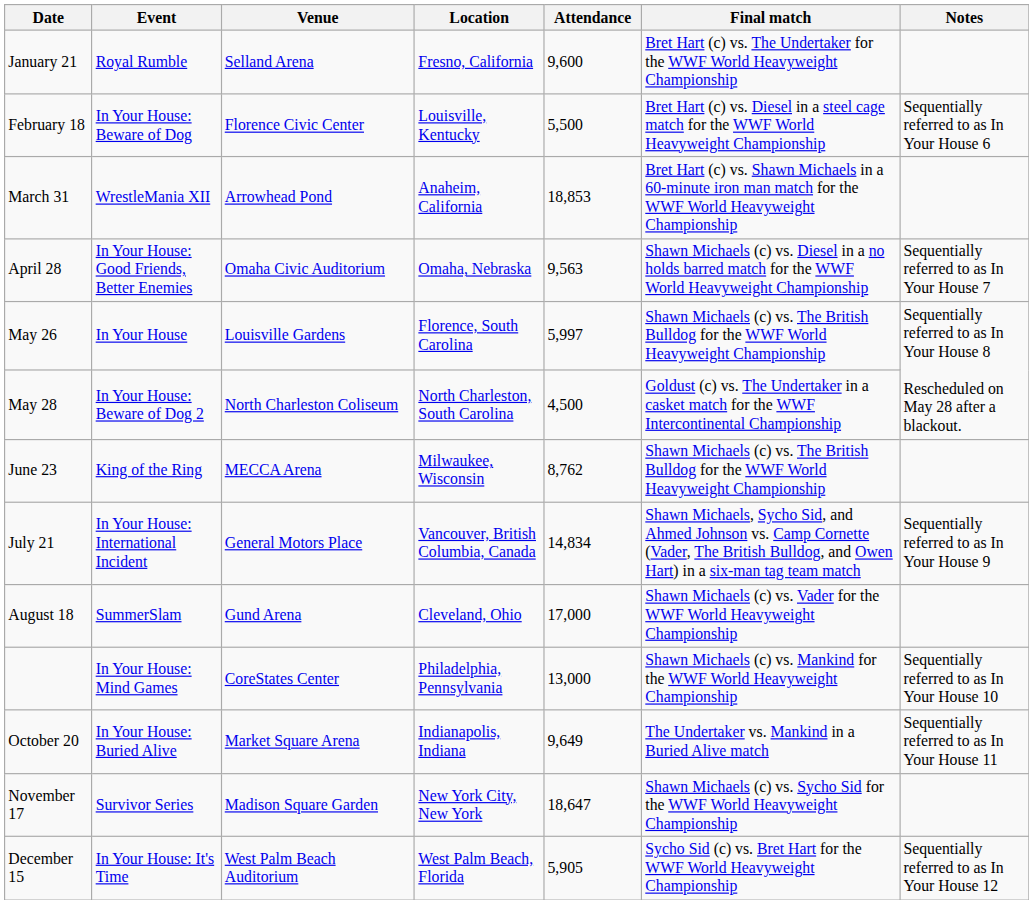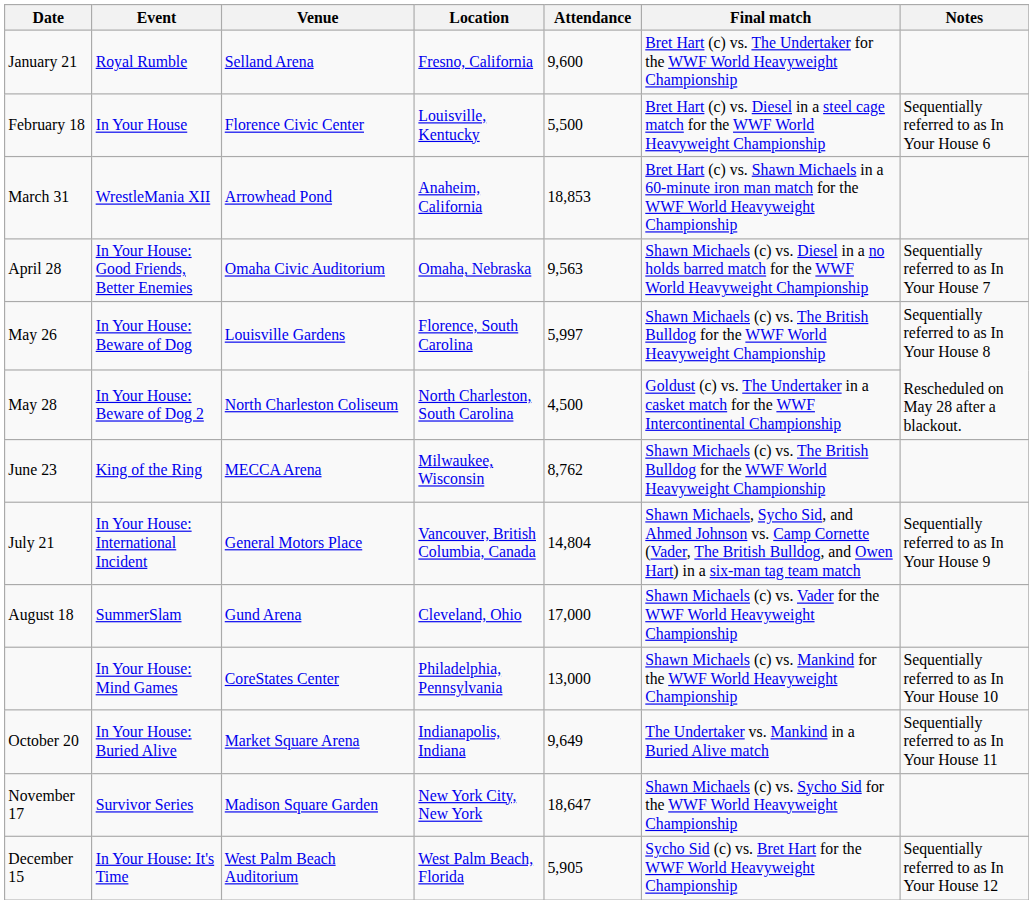(144, 124) In Your House: Beware of Dog -> (141, 124) In Your House
(141, 335) In Your House -> (144, 335) In Your House: Beware of Dog
(569, 542) 14,834 -> (569, 542) 14,804
